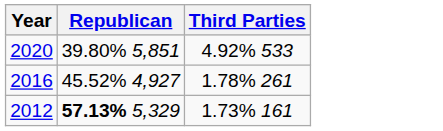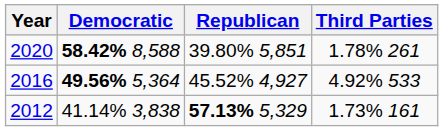+ column: (121, 20)
(247, 50) 4.92% 533 -> (374, 50) 1.78% 261
(247, 81) 1.78% 261 -> (374, 81) 4.92% 533
